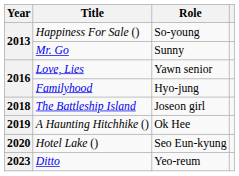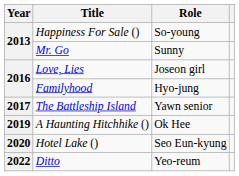(183, 69) Yawn senior -> (180, 69) Joseon girl
(19, 106) 2018 -> (19, 106) 2017
(180, 106) Joseon girl -> (183, 106) Yawn senior
(19, 161) 2023 -> (19, 161) 2022
